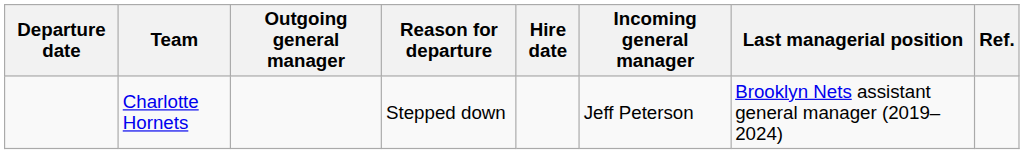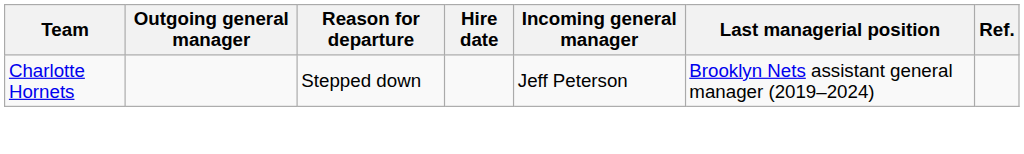- column: (62, 40)
